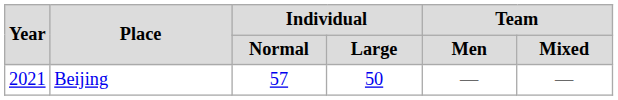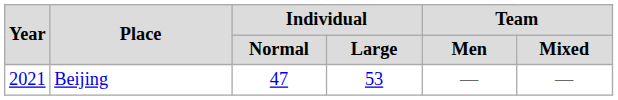(279, 79) 57 -> (279, 79) 47
(374, 79) 50 -> (374, 79) 53
